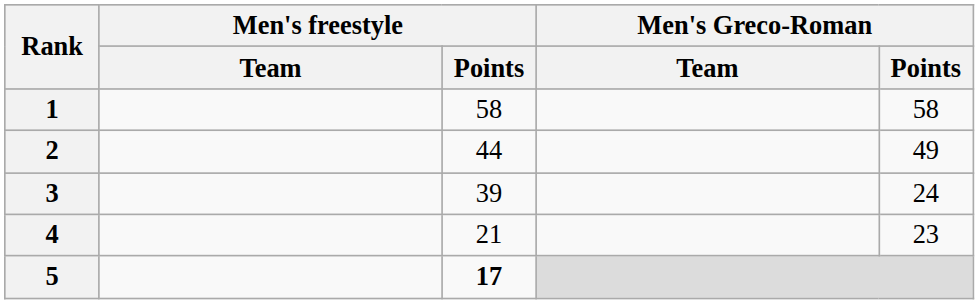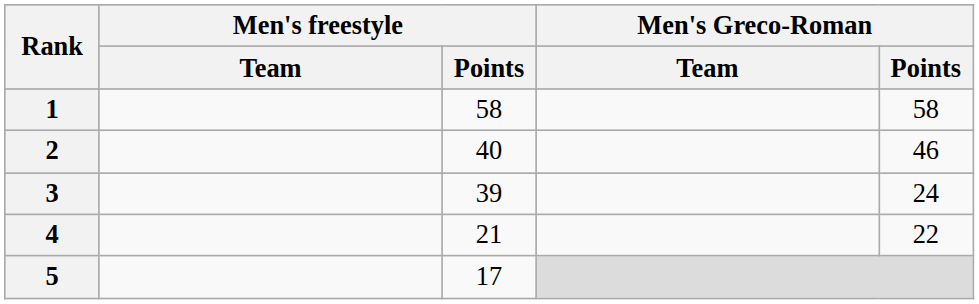(489, 151) 44 -> (489, 151) 40
(926, 151) 49 -> (926, 151) 46
(926, 234) 23 -> (926, 234) 22
(489, 276) bold -> (489, 276) normal
